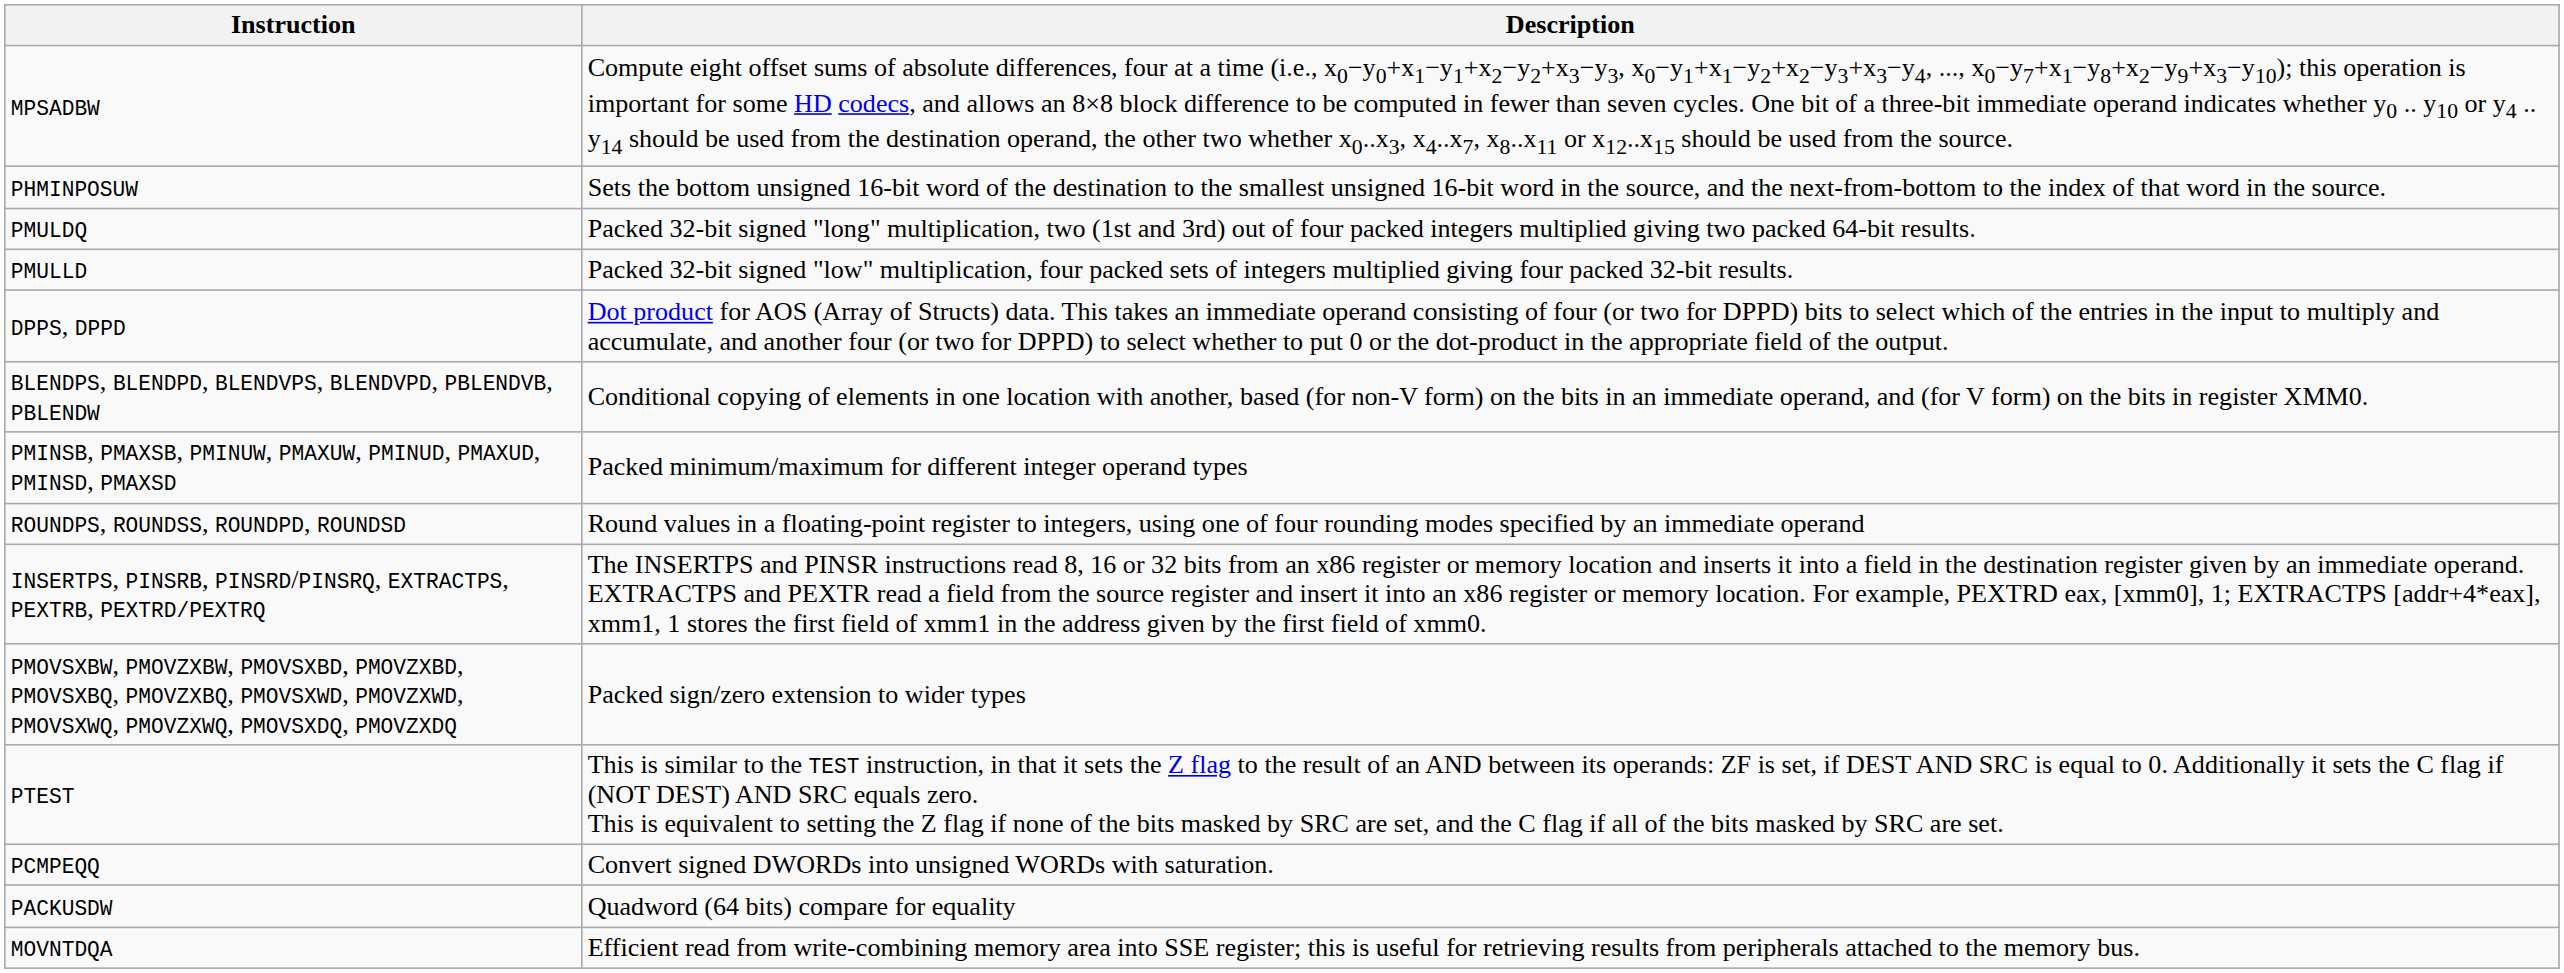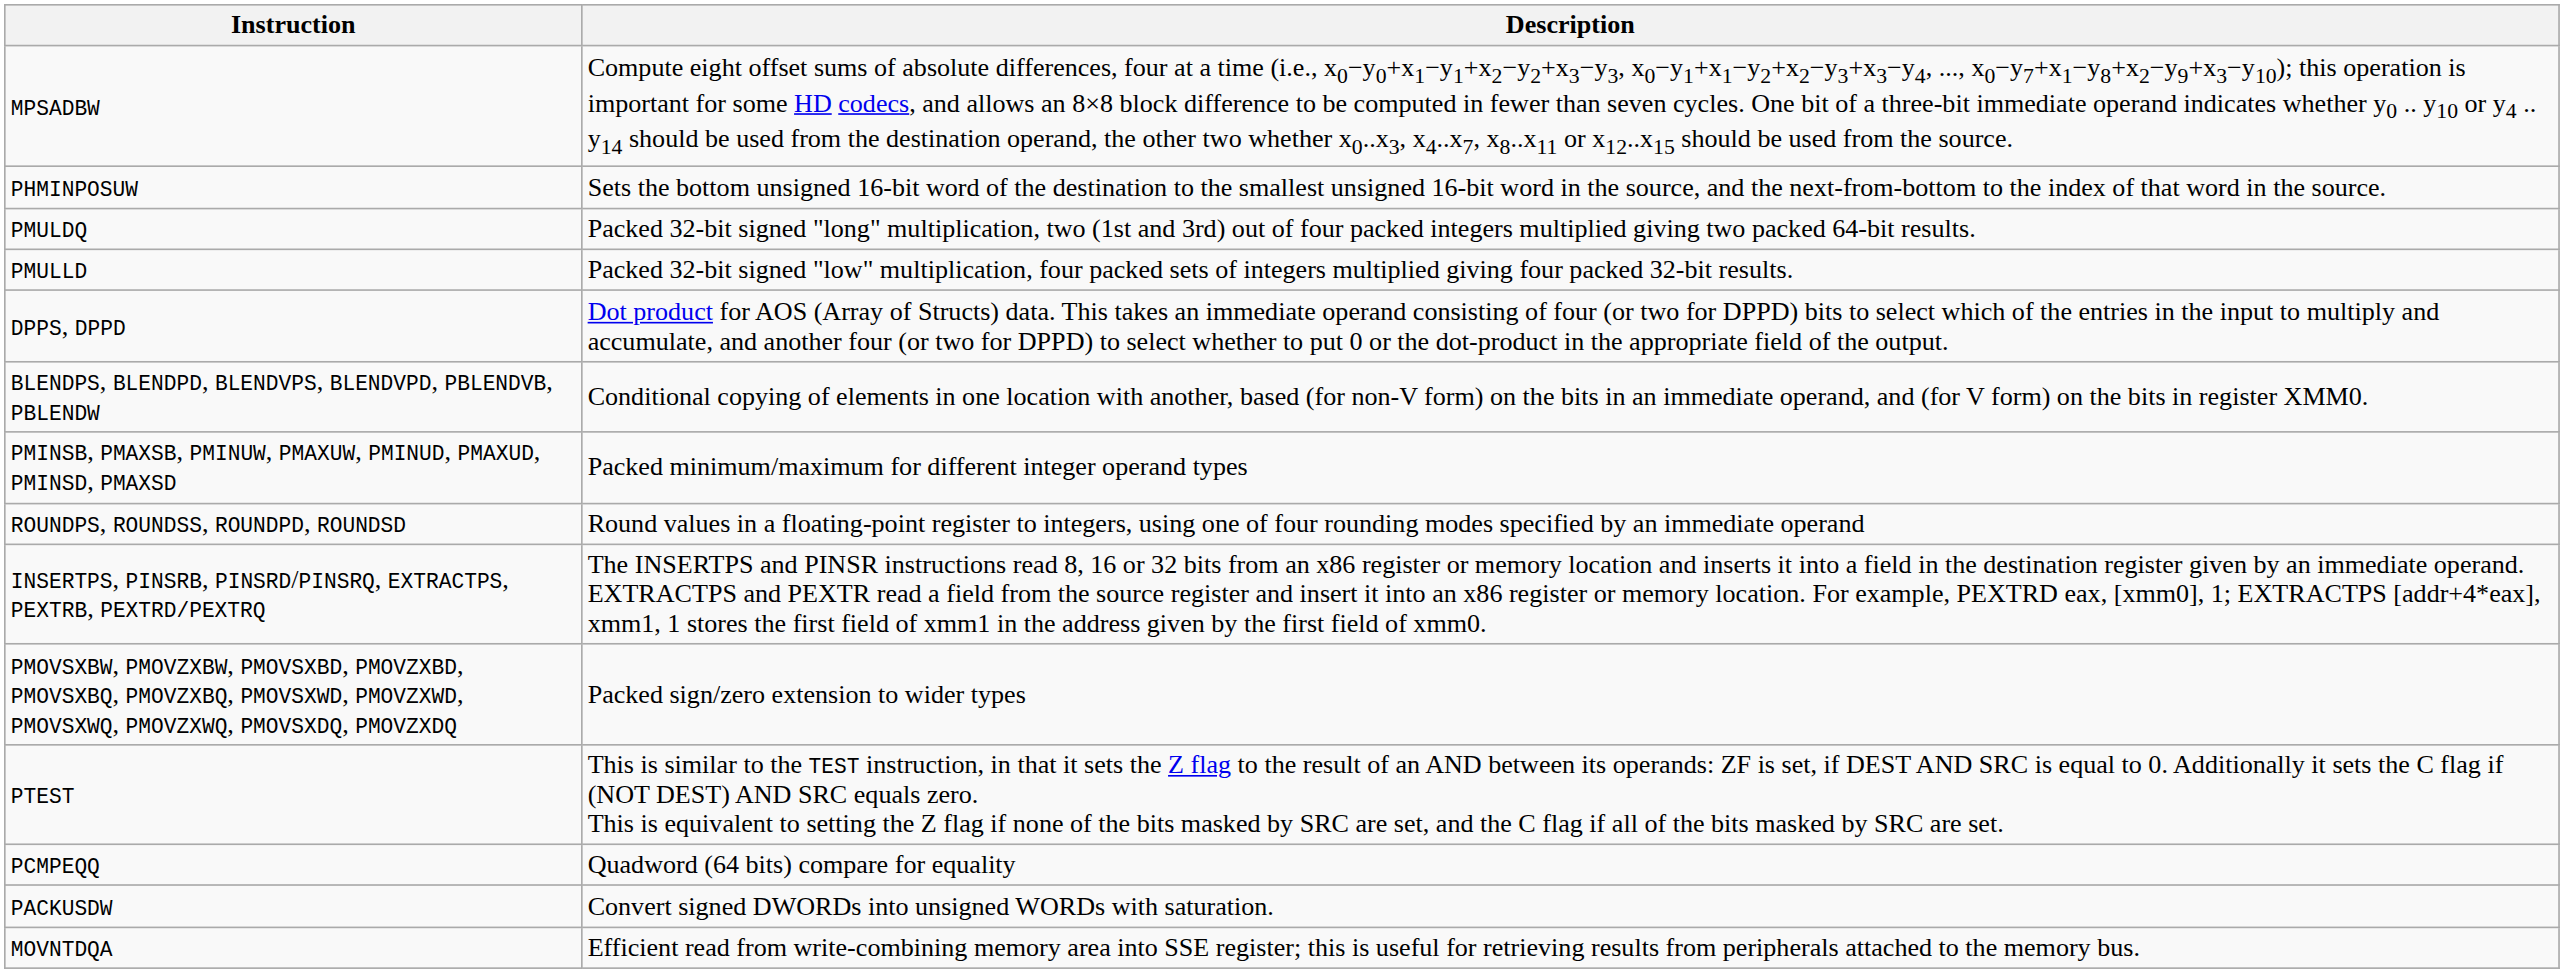(931, 864) Convert signed DWORDs into unsigned WORDs with saturation. -> (802, 864) Quadword (64 bits) compare for equality
(802, 906) Quadword (64 bits) compare for equality -> (931, 906) Convert signed DWORDs into unsigned WORDs with saturation.
